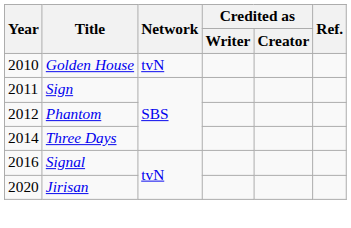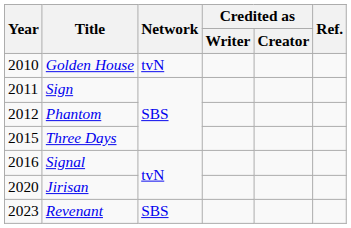(23, 138) 2014 -> (23, 138) 2015
+ row: (74, 211)
